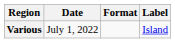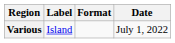columns swapped: (72, 12) <-> (155, 12)
